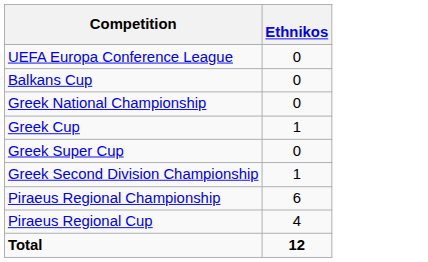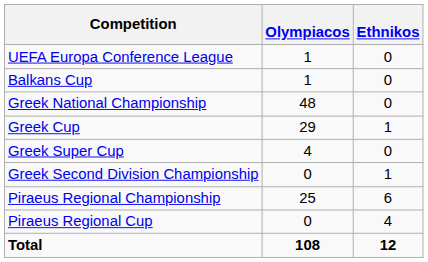+ column: (308, 33)
